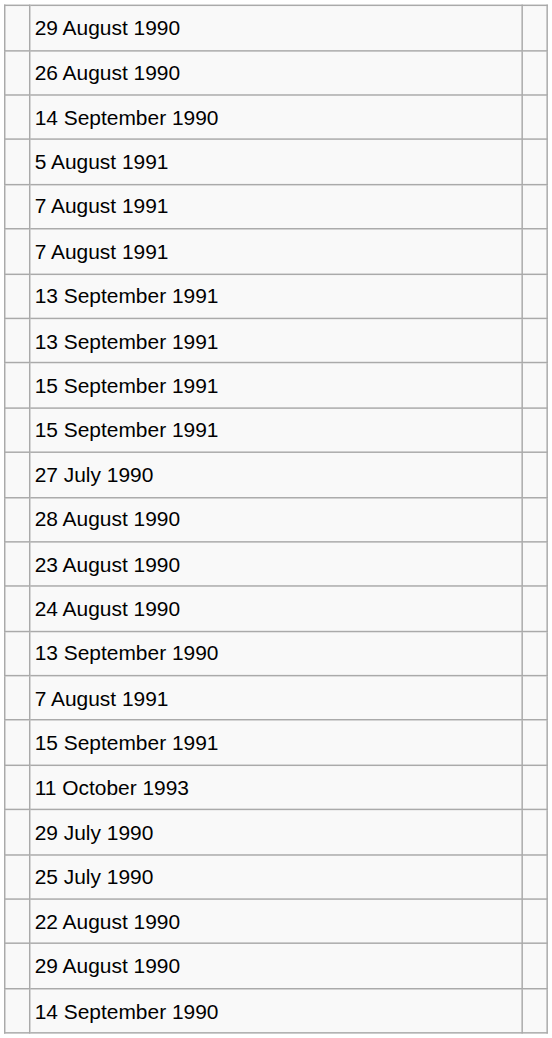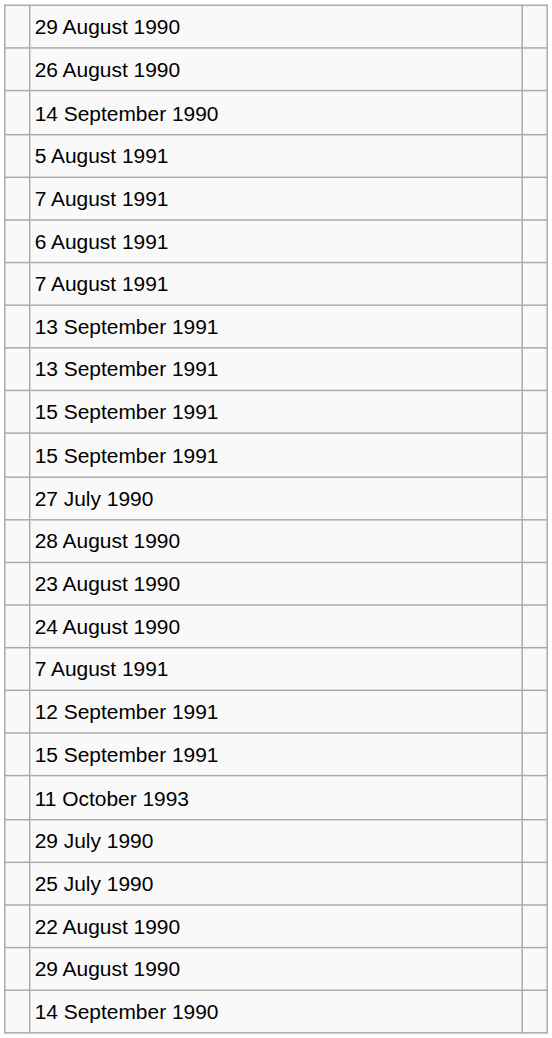+ row: (17, 241)
- row: (17, 653)
+ row: (17, 712)
